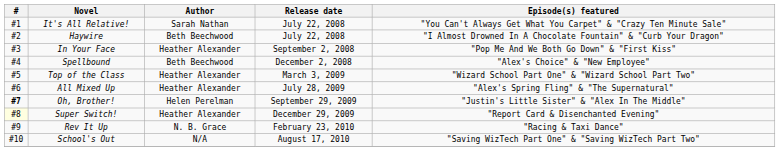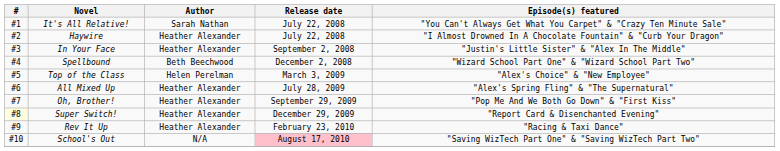(200, 37) Beth Beechwood -> (200, 37) Heather Alexander
(573, 50) "Pop Me And We Both Go Down" & "First Kiss" -> (573, 50) "Justin's Little Sister" & "Alex In The Middle"
(573, 62) "Alex's Choice" & "New Employee" -> (573, 62) "Wizard School Part One" & "Wizard School Part Two"
(200, 75) Heather Alexander -> (200, 75) Helen Perelman
(573, 75) "Wizard School Part One" & "Wizard School Part Two" -> (573, 75) "Alex's Choice" & "New Employee"
(16, 101) bold -> (16, 101) normal
(200, 101) Helen Perelman -> (200, 101) Heather Alexander
(573, 101) "Justin's Little Sister" & "Alex In The Middle" -> (573, 101) "Pop Me And We Both Go Down" & "First Kiss"
(200, 127) N. B. Grace -> (200, 127) Heather Alexander
(314, 140) no background -> (314, 140) pink background
